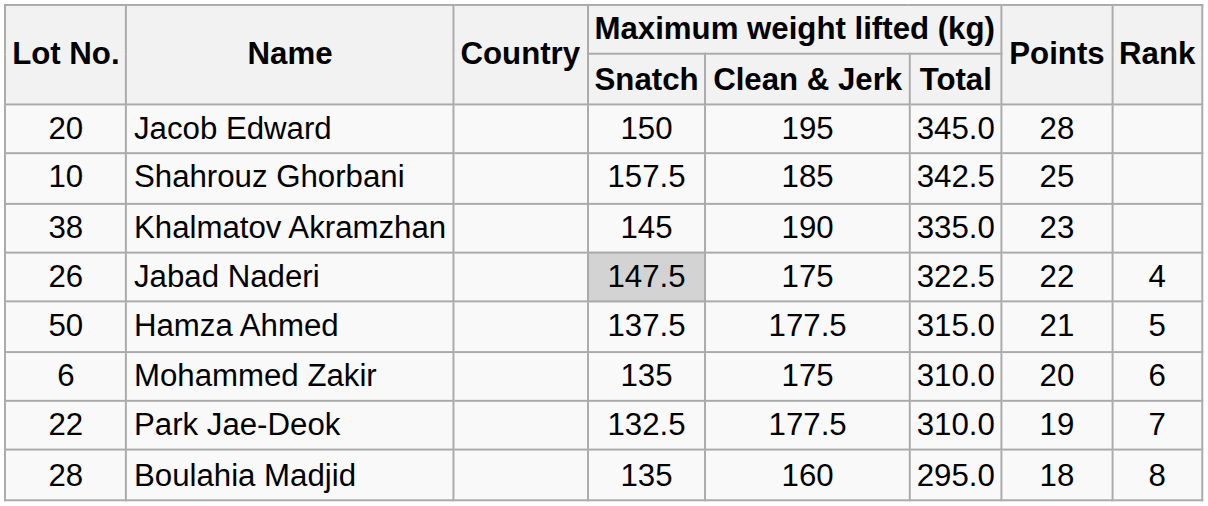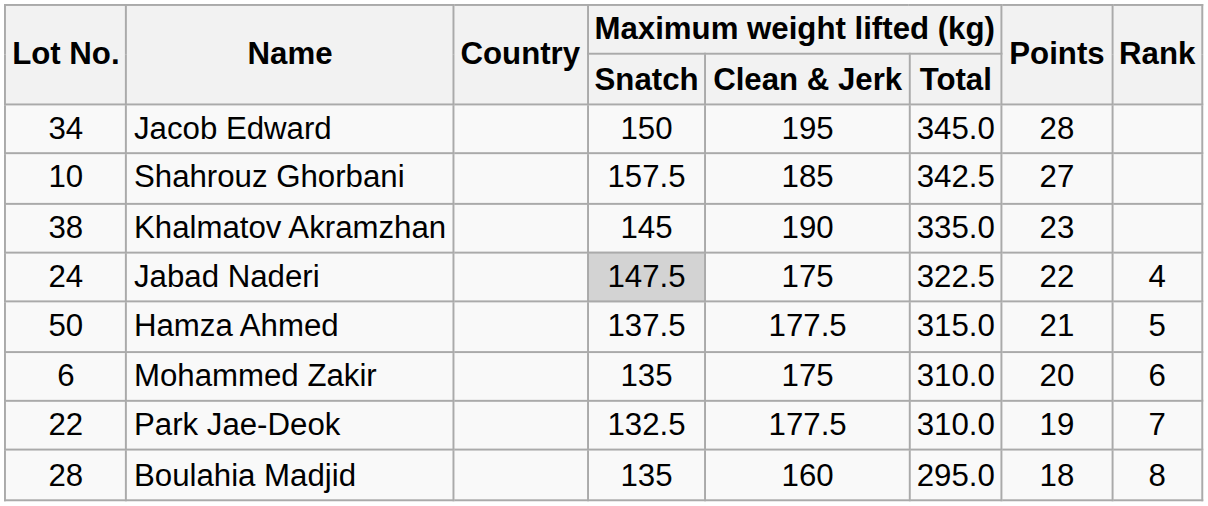(66, 128) 20 -> (66, 128) 34
(1057, 177) 25 -> (1057, 177) 27
(66, 276) 26 -> (66, 276) 24
